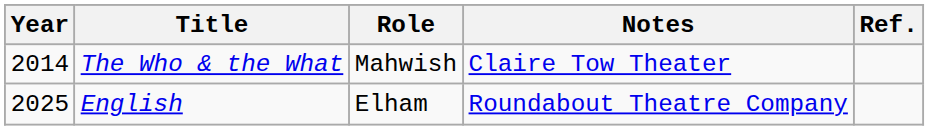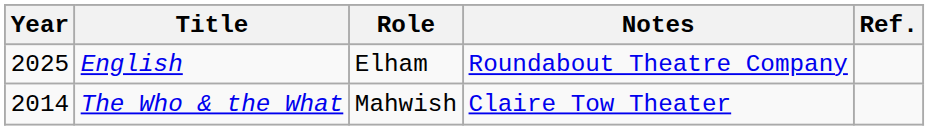rows swapped: (212, 64) <-> (132, 104)
